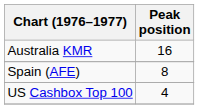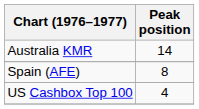(165, 51) 16 -> (165, 51) 14
